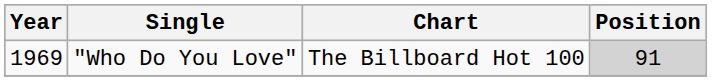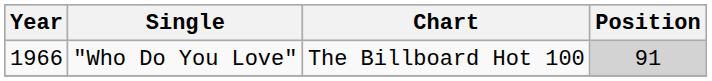(36, 59) 1969 -> (36, 59) 1966
